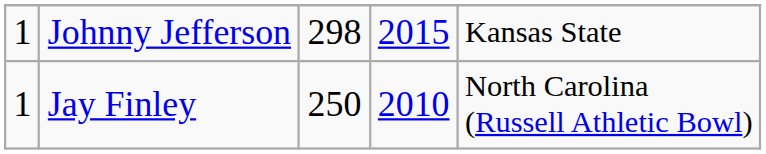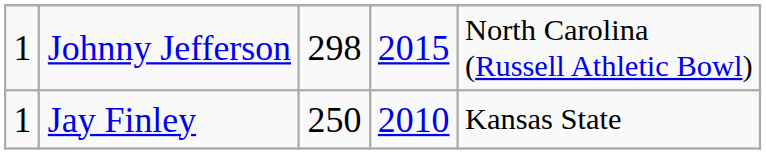(543, 32) Kansas State -> (609, 47) North Carolina (Russell Athletic Bowl)
(609, 104) North Carolina (Russell Athletic Bowl) -> (543, 119) Kansas State
